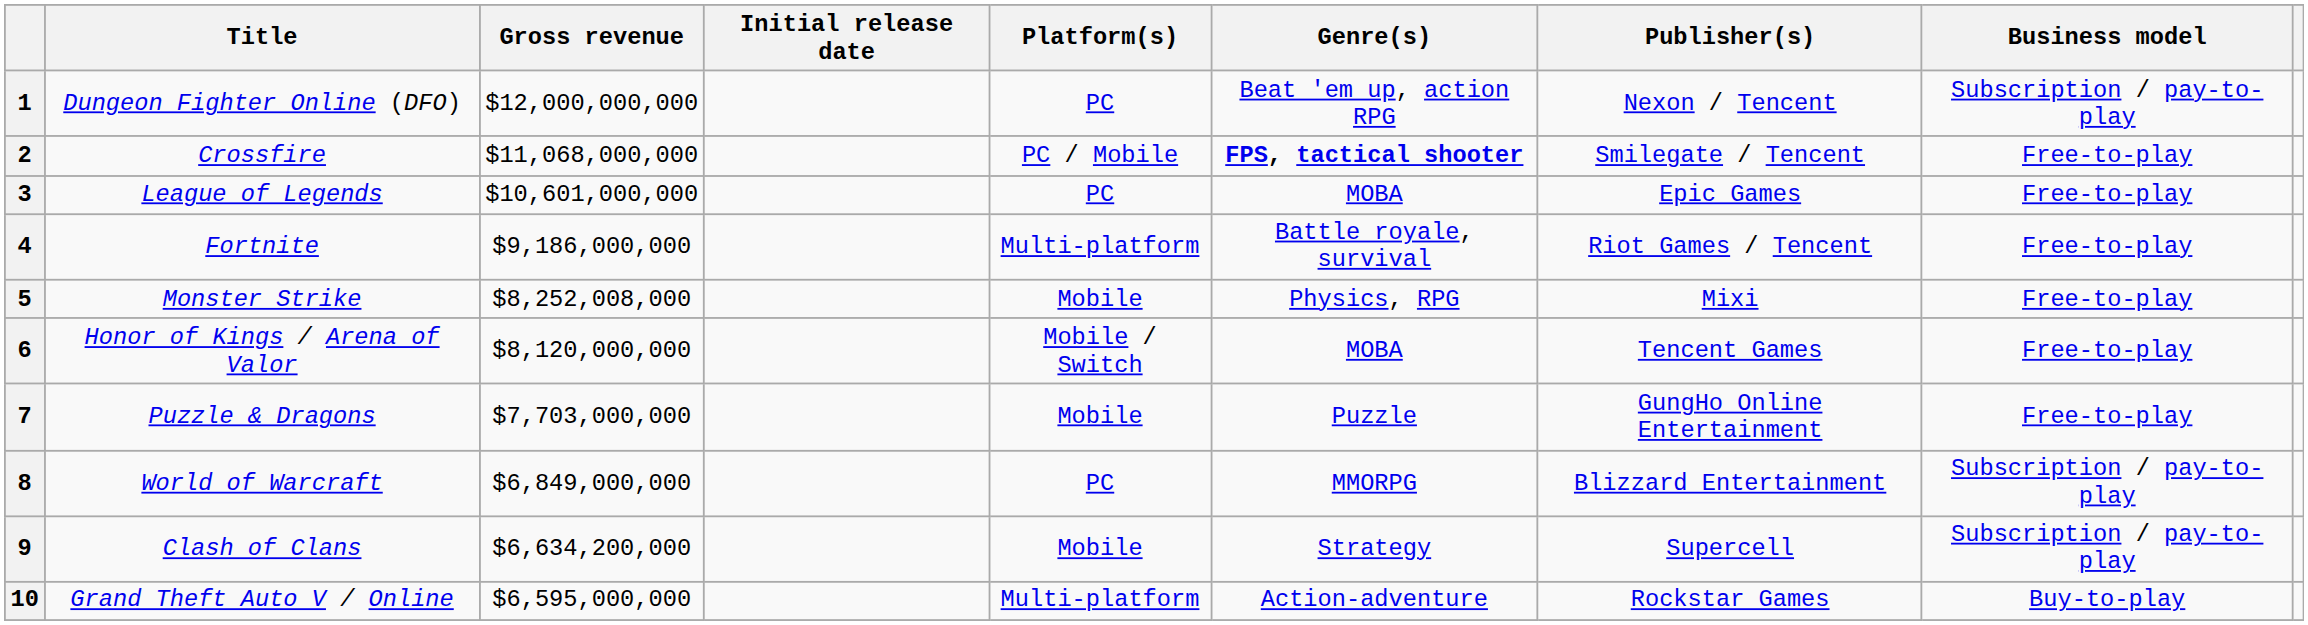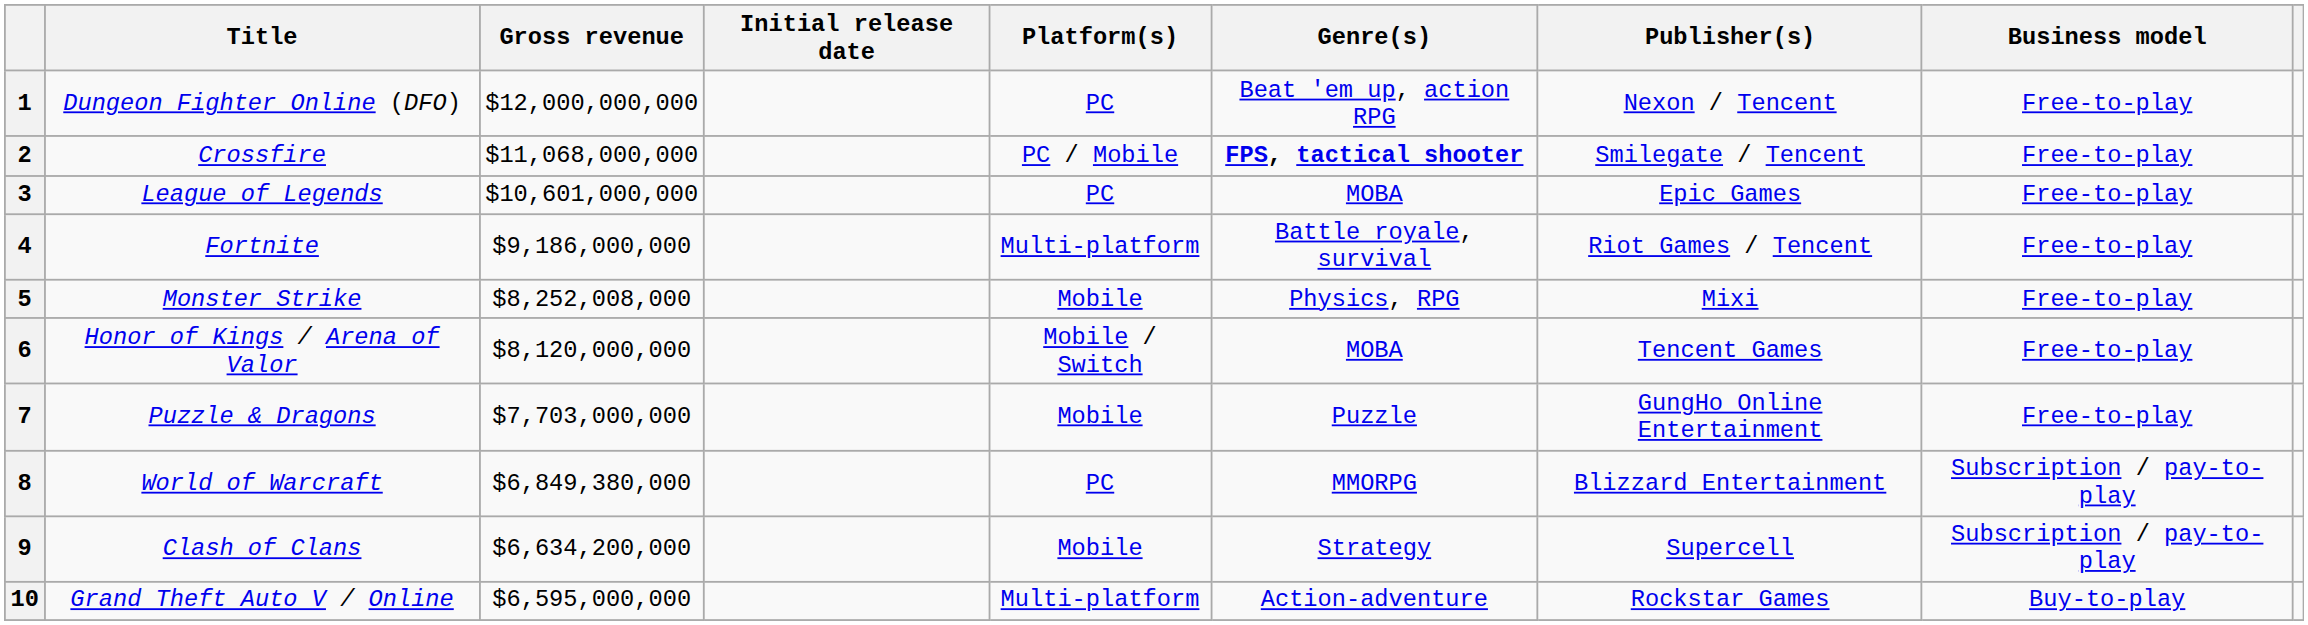(2107, 104) Subscription / pay-to-play -> (2107, 104) Free-to-play
(592, 483) $6,849,000,000 -> (592, 483) $6,849,380,000
